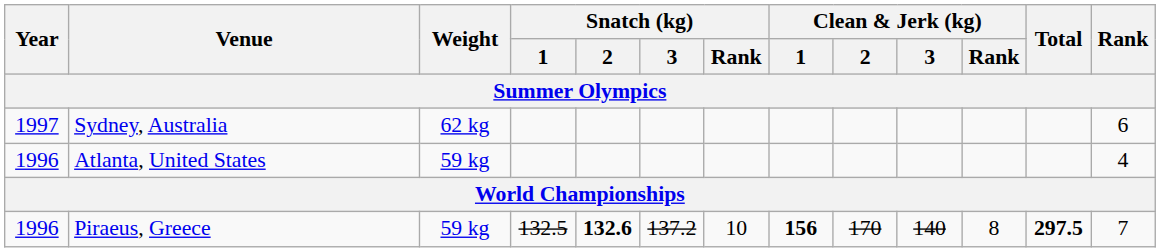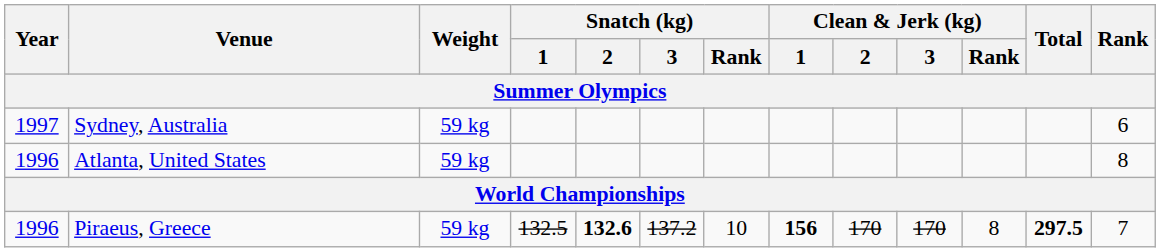(465, 125) 62 kg -> (465, 125) 59 kg
(1123, 159) 4 -> (1123, 159) 8
(930, 228) 140 -> (930, 228) 170
